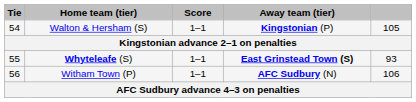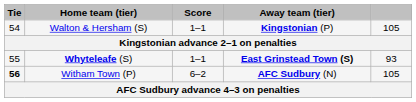(15, 74) normal -> (15, 74) bold
(198, 74) 1–1 -> (198, 74) 6–2
(391, 74) 106 -> (391, 74) 105
